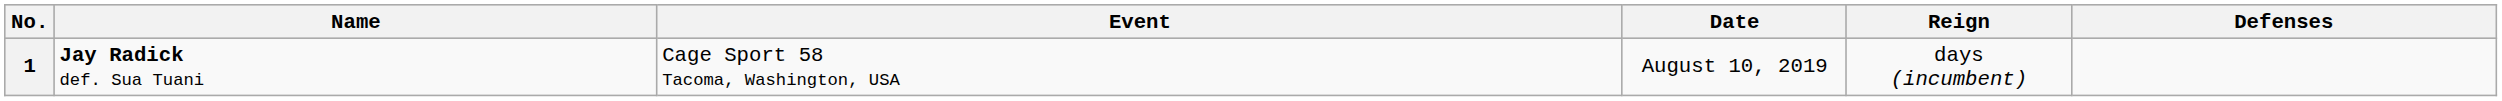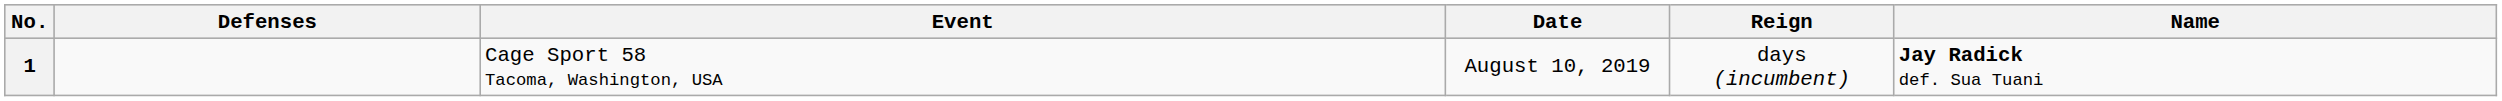columns swapped: (356, 22) <-> (2284, 22)
